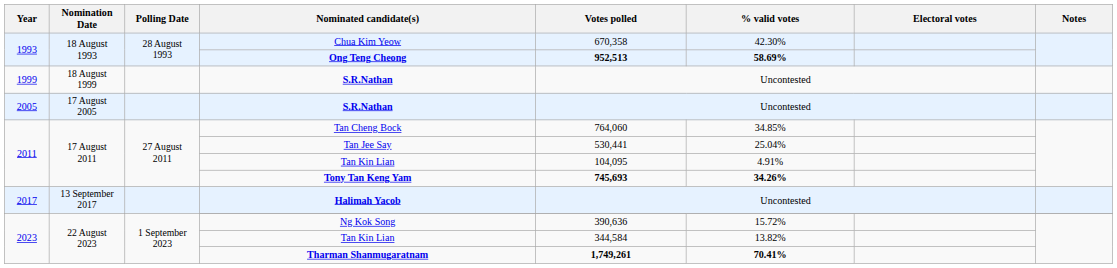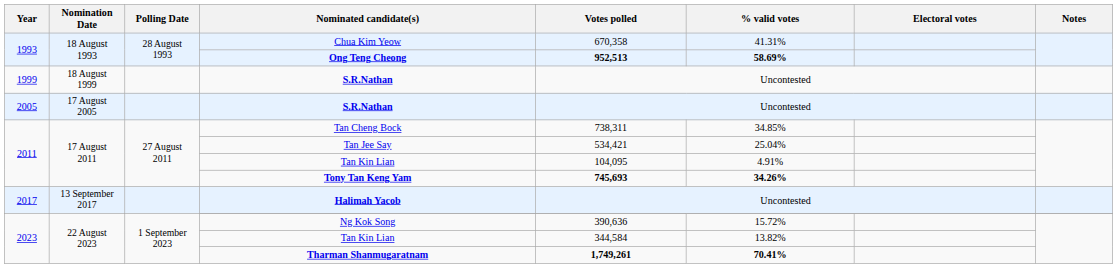(770, 41) 42.30% -> (770, 41) 41.31%
(611, 128) 764,060 -> (611, 128) 738,311
(611, 145) 530,441 -> (611, 145) 534,421
